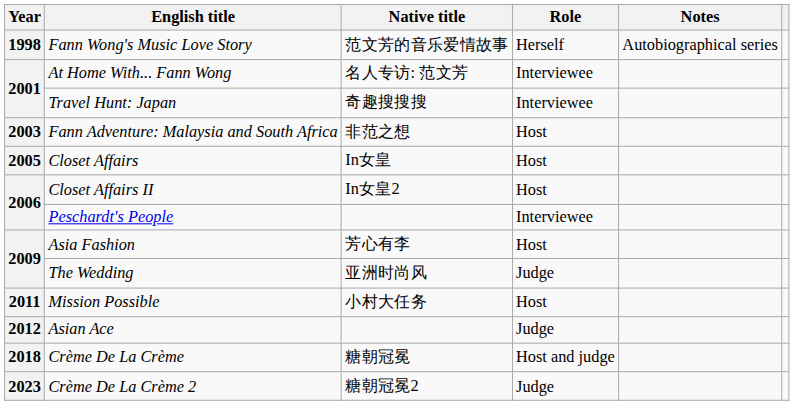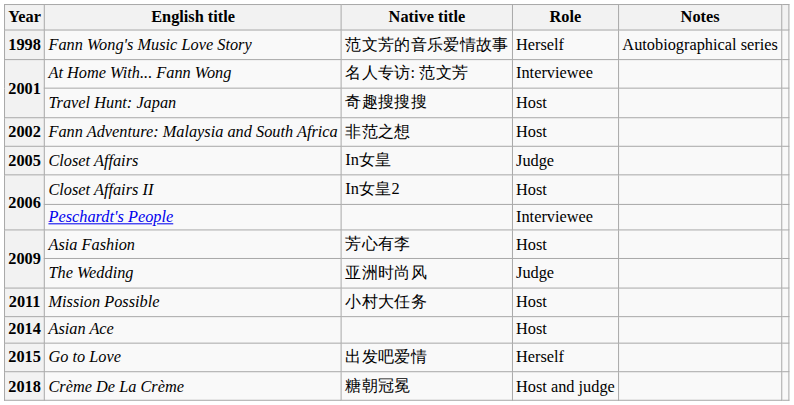(555, 102) Interviewee -> (531, 102) Host
(25, 131) 2003 -> (25, 131) 2002
(531, 160) Host -> (535, 160) Judge
(25, 329) 2012 -> (25, 329) 2014
(535, 329) Judge -> (531, 329) Host
+ row: (85, 357)
- row: (122, 386)
